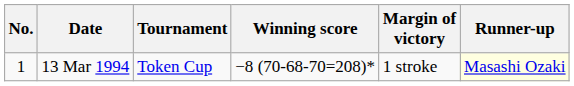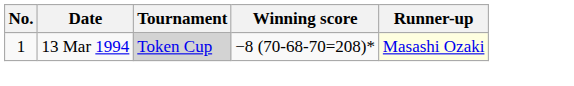- column: (419, 28)
(175, 66) no background -> (175, 46) lightgrey background
